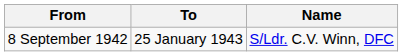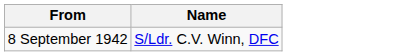- column: (189, 16)
